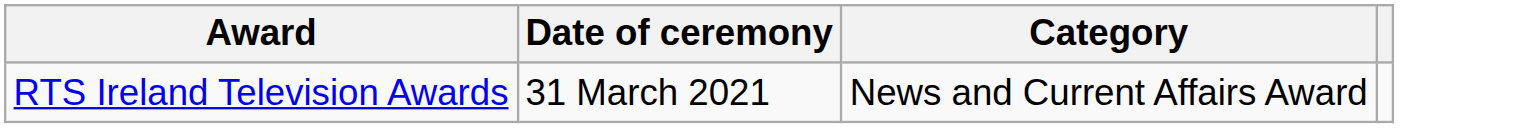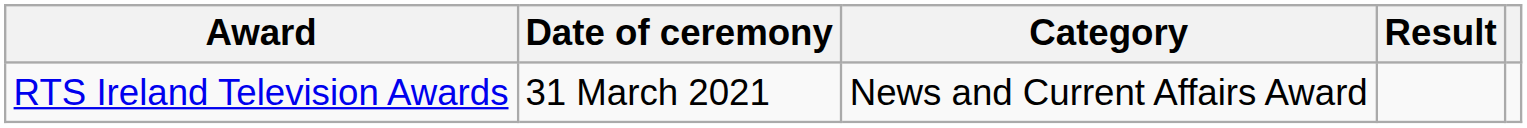+ column: (1441, 33)
